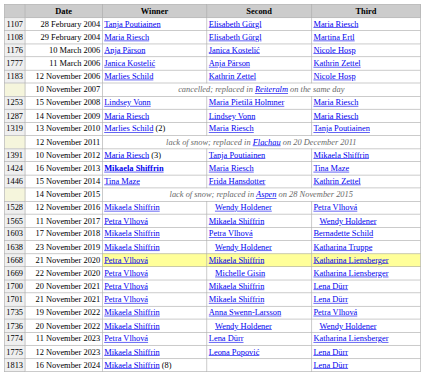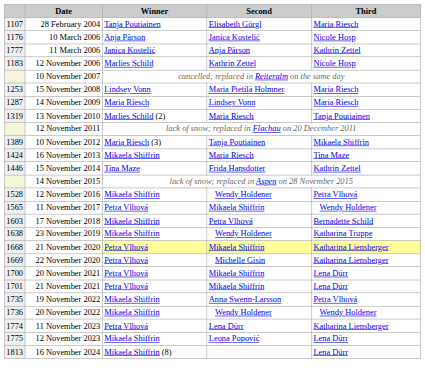- row: (70, 37)
(15, 155) 1391 -> (15, 142) 1389
(134, 168) bold -> (132, 155) normal
